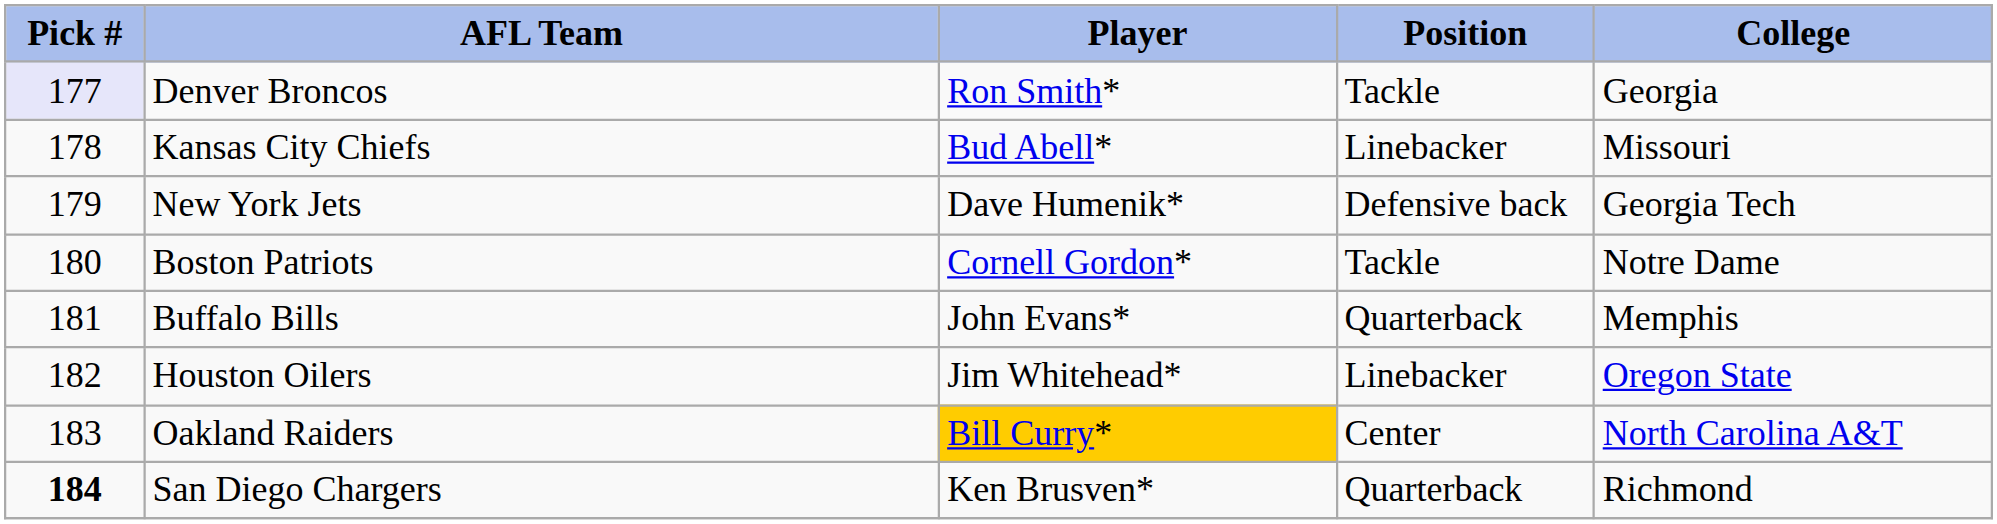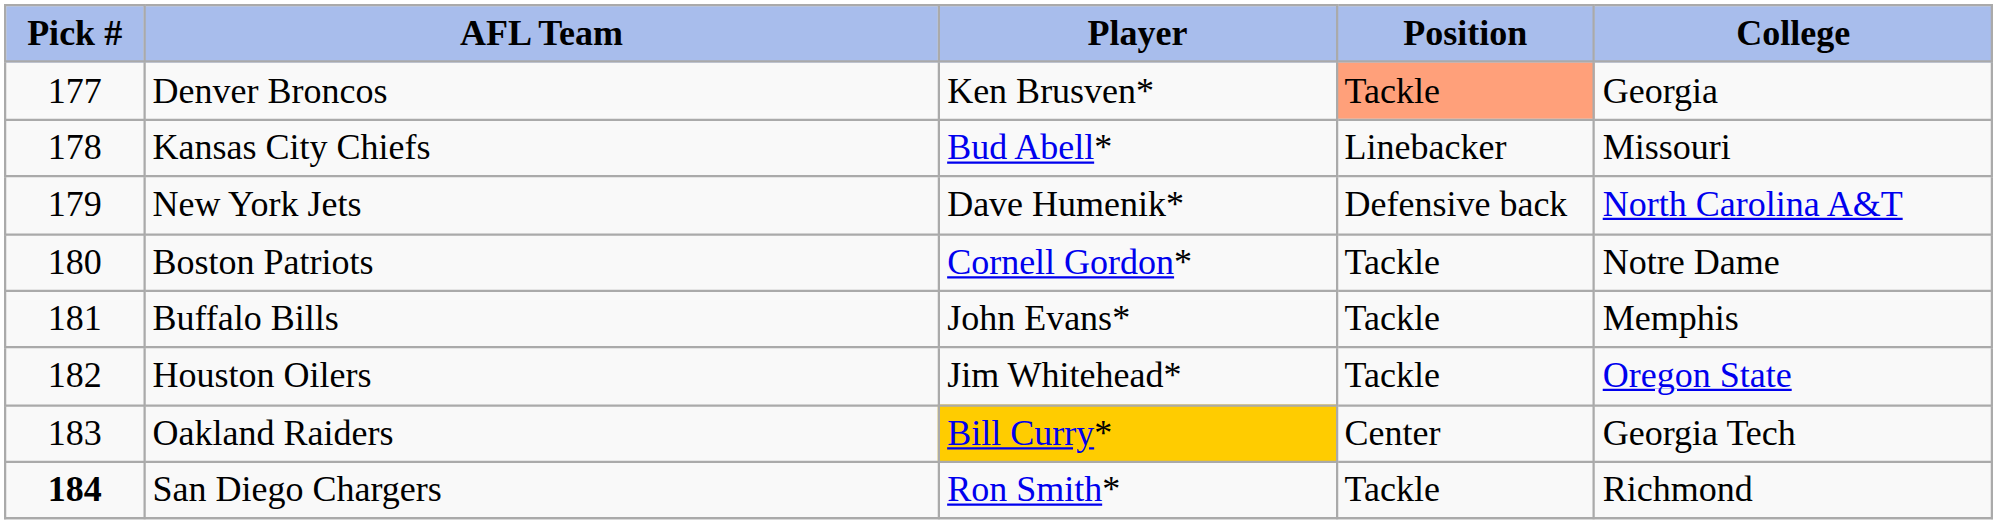(75, 90) lavender background -> (75, 90) no background
(1034, 90) Ron Smith* -> (1051, 90) Ken Brusven*
(1392, 90) no background -> (1392, 90) lightsalmon background
(1699, 204) Georgia Tech -> (1753, 204) North Carolina A&T
(1433, 318) Quarterback -> (1392, 318) Tackle
(1425, 375) Linebacker -> (1392, 375) Tackle
(1753, 432) North Carolina A&T -> (1699, 432) Georgia Tech
(1051, 489) Ken Brusven* -> (1034, 489) Ron Smith*
(1433, 489) Quarterback -> (1392, 489) Tackle
